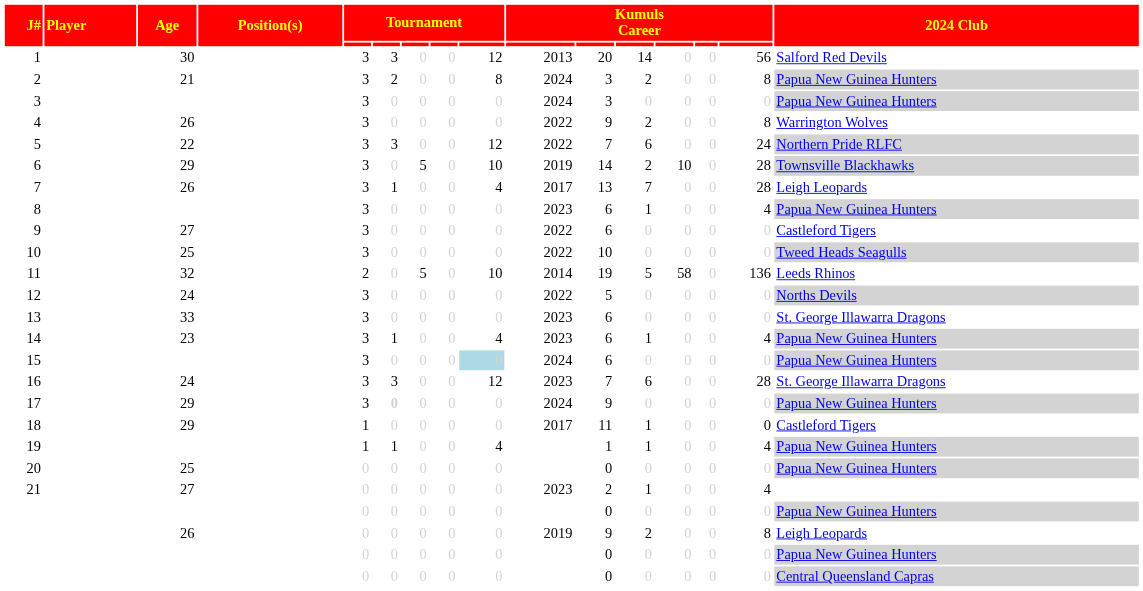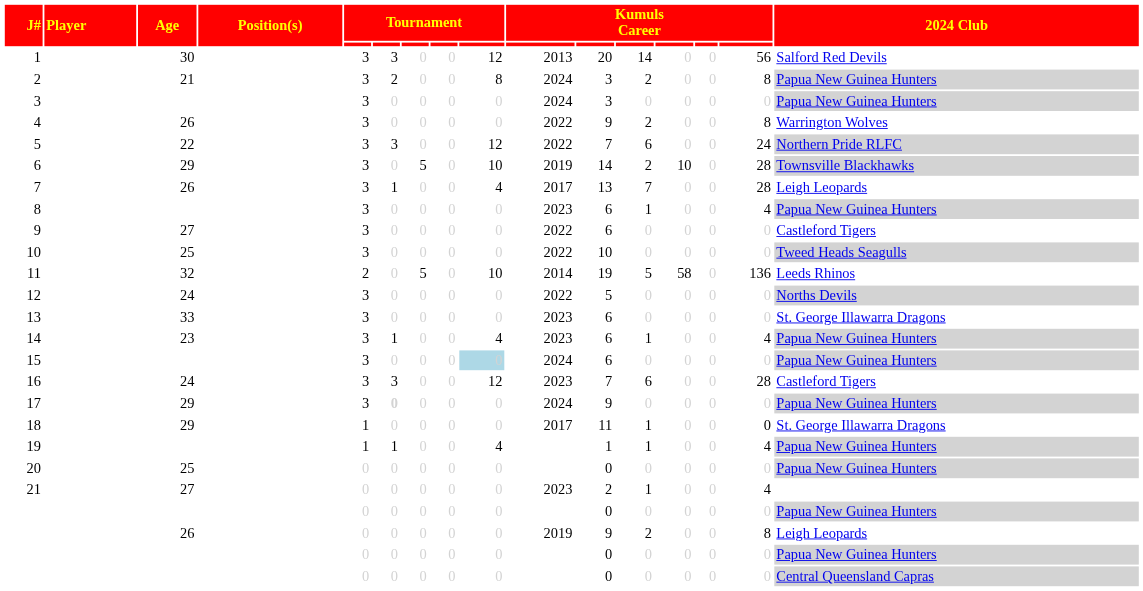(861, 381) St. George Illawarra Dragons -> (826, 381) Castleford Tigers
(826, 425) Castleford Tigers -> (861, 425) St. George Illawarra Dragons
